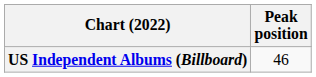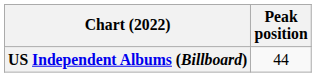(281, 59) 46 -> (281, 59) 44
